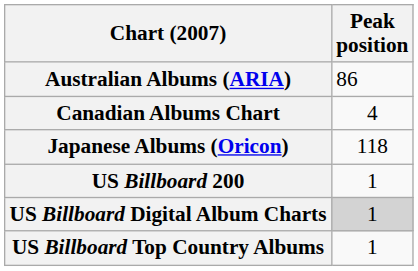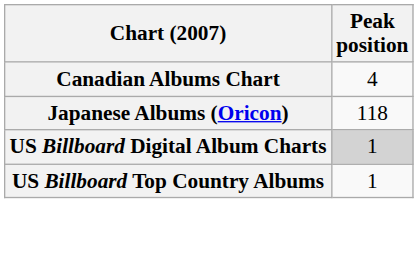- row: (168, 79)
- row: (168, 180)
